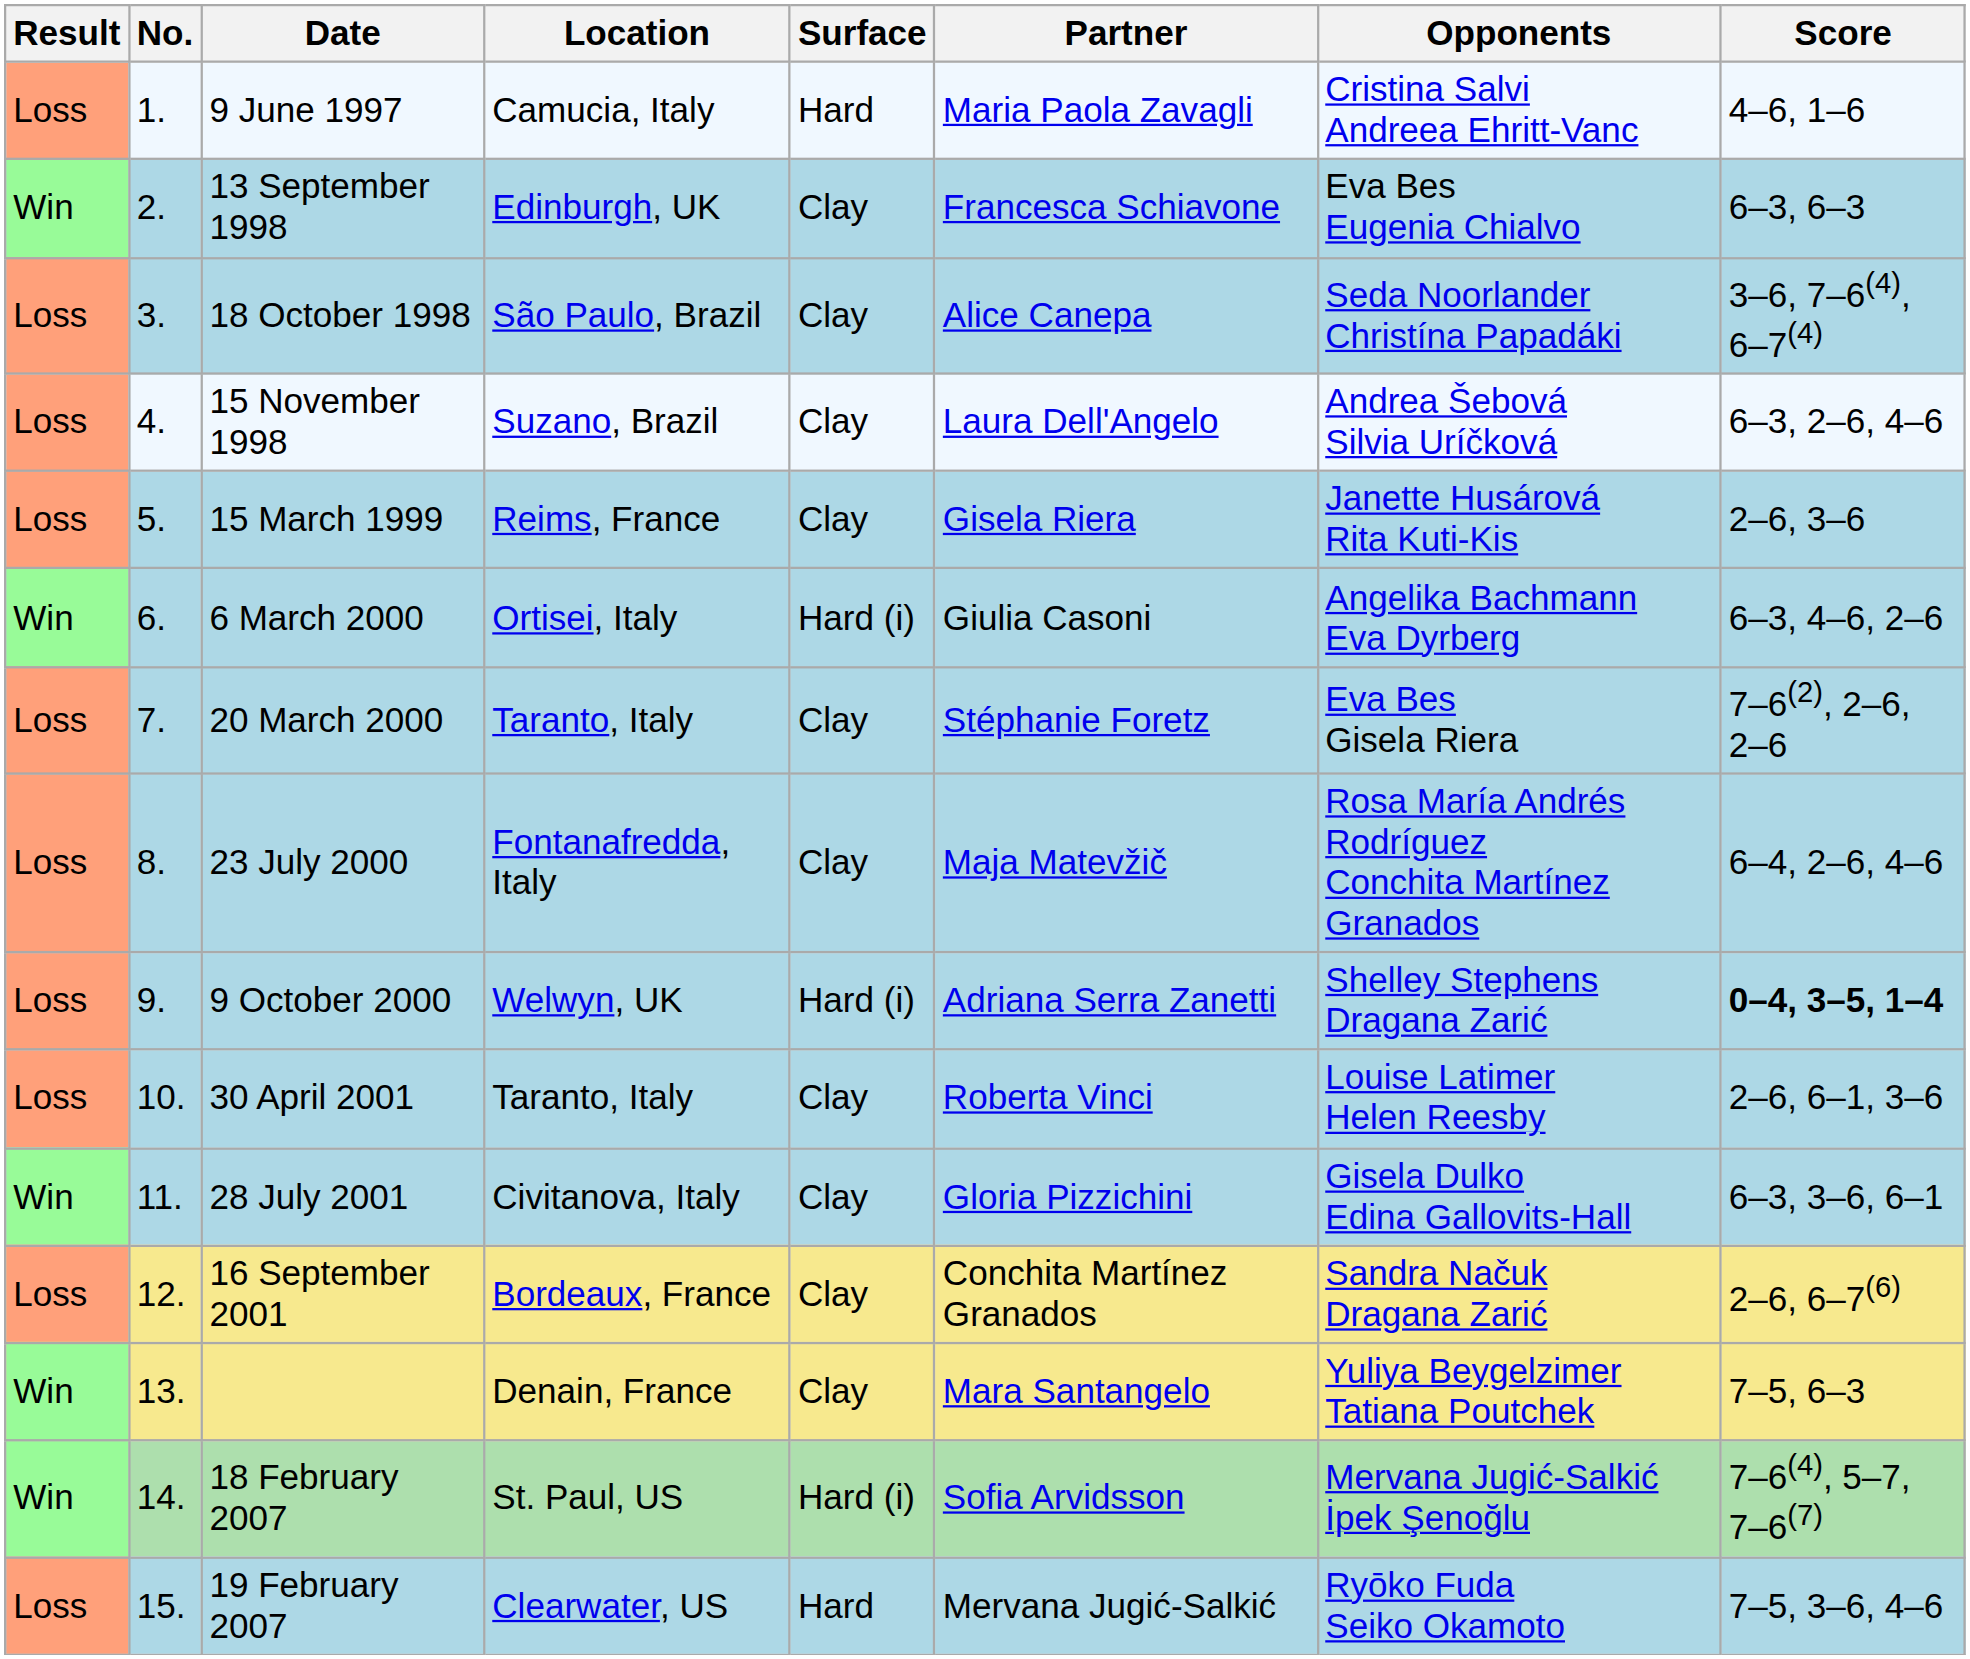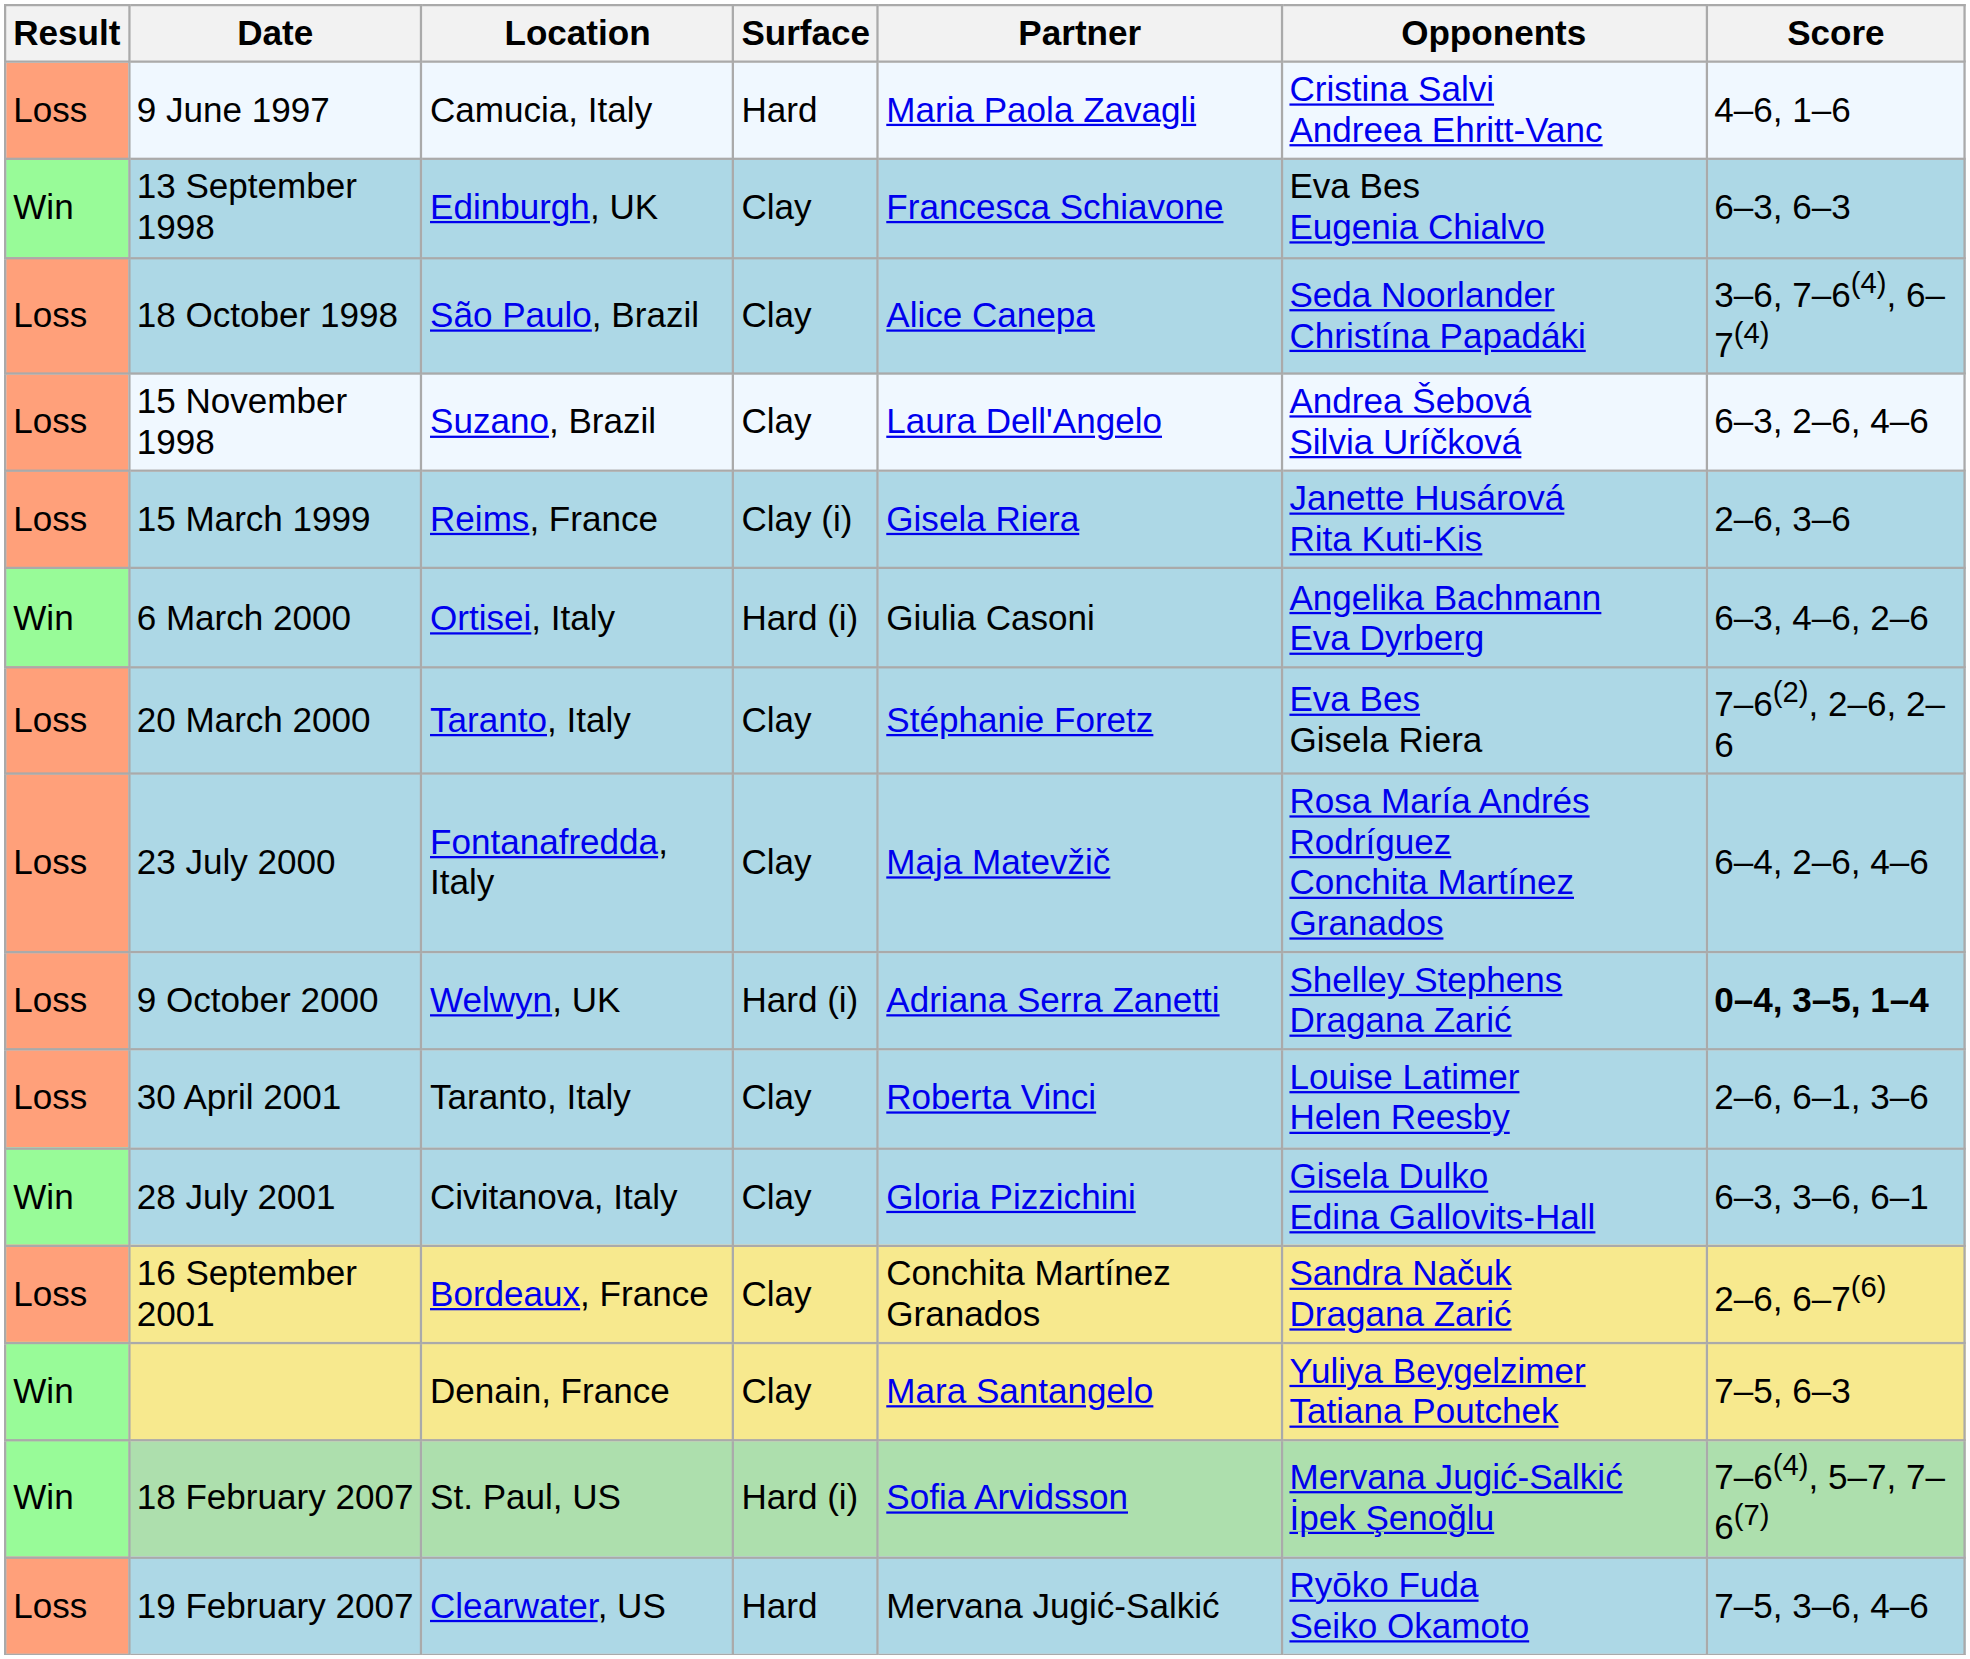- column: (165, 32)
(833, 519) Clay -> (797, 519) Clay (i)
